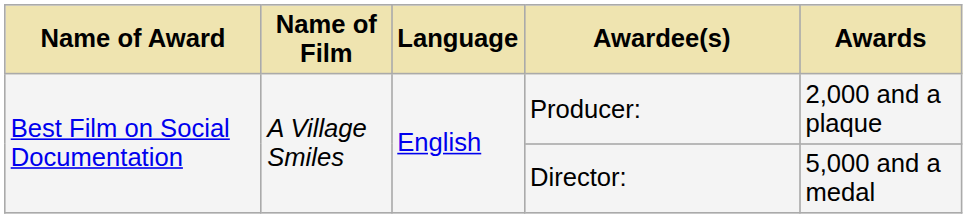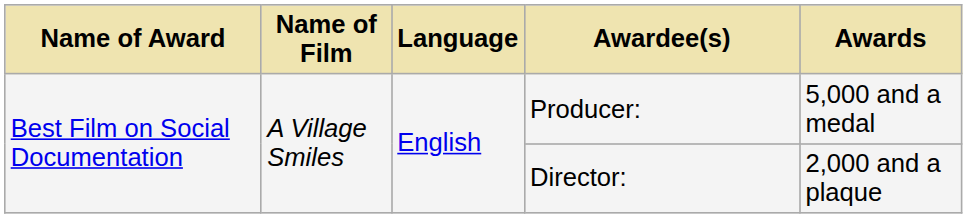(873, 108) 2,000 and a plaque -> (873, 108) 5,000 and a medal
(873, 178) 5,000 and a medal -> (873, 178) 2,000 and a plaque
